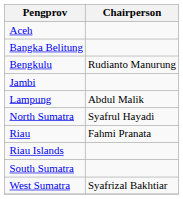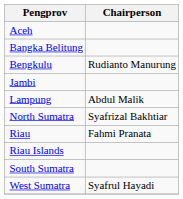(121, 116) Syafrul Hayadi -> (128, 116) Syafrizal Bakhtiar
(128, 185) Syafrizal Bakhtiar -> (121, 185) Syafrul Hayadi
